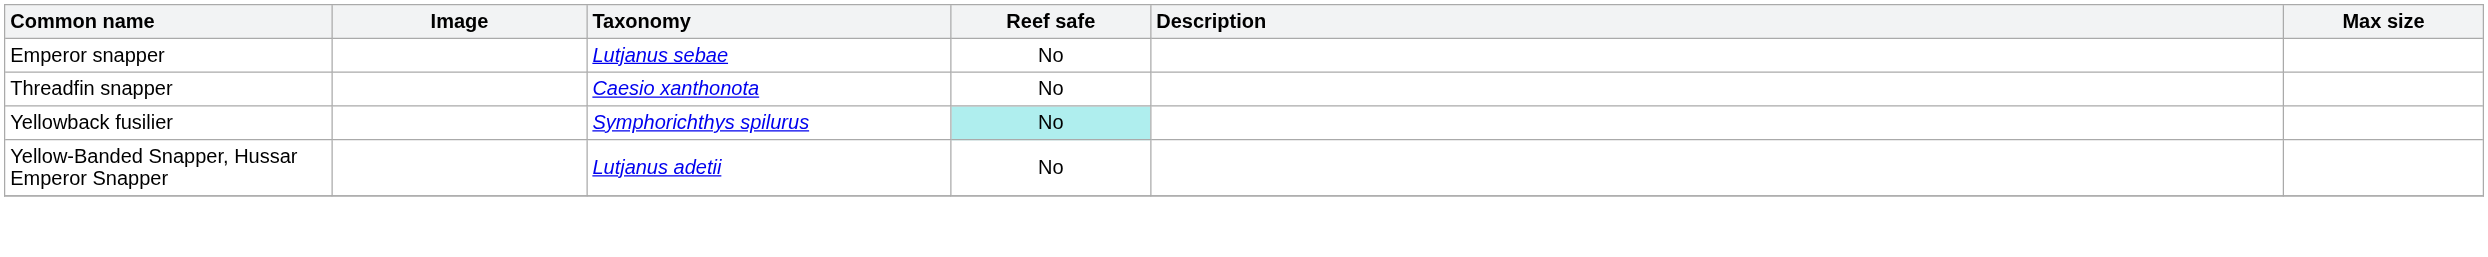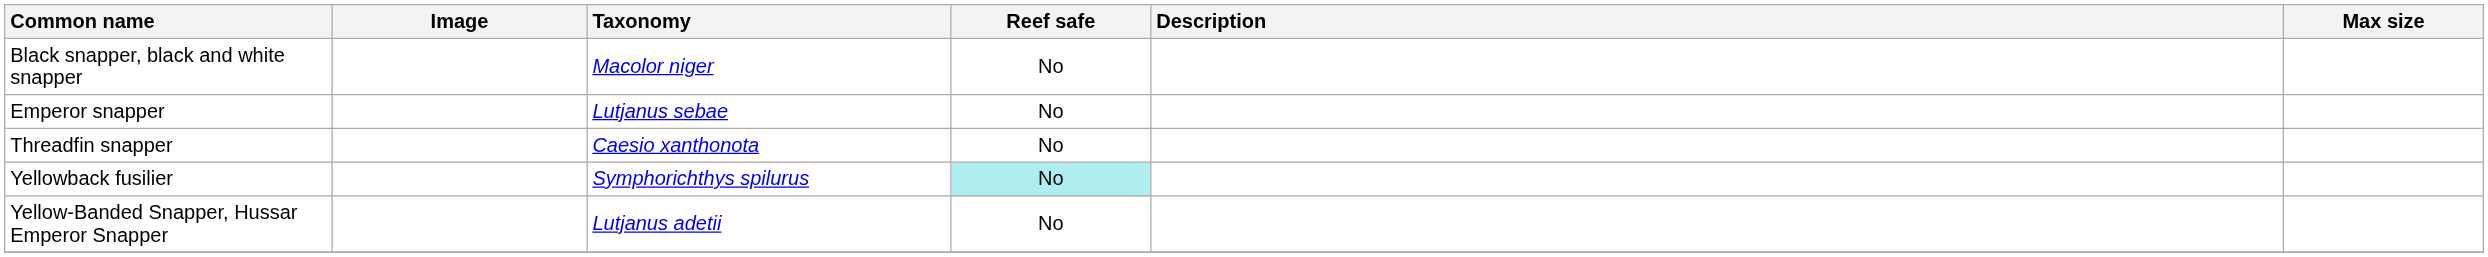+ row: (148, 66)
